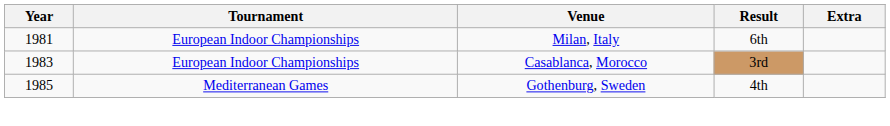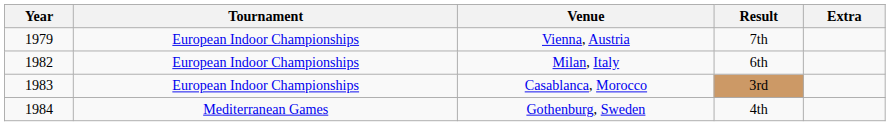+ row: (586, 39)
(39, 39) 1981 -> (39, 62) 1982
(39, 86) 1985 -> (39, 109) 1984
